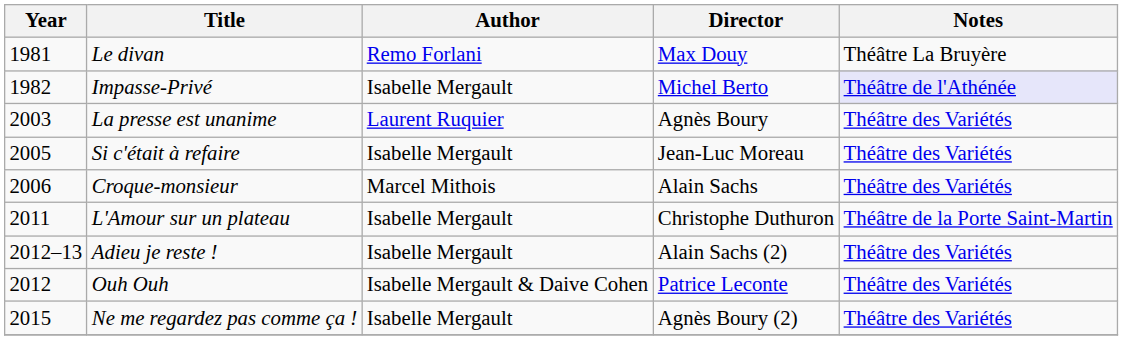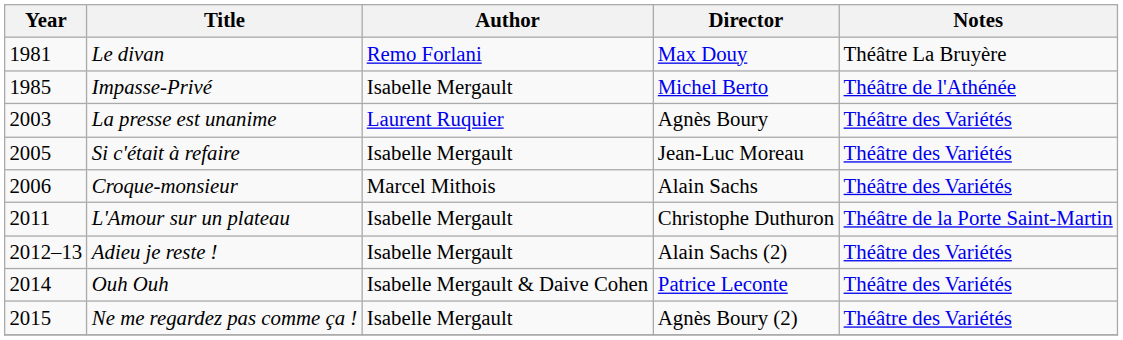(30, 86) 1982 -> (30, 86) 1985
(930, 86) lavender background -> (930, 86) no background
(30, 284) 2012 -> (30, 284) 2014
